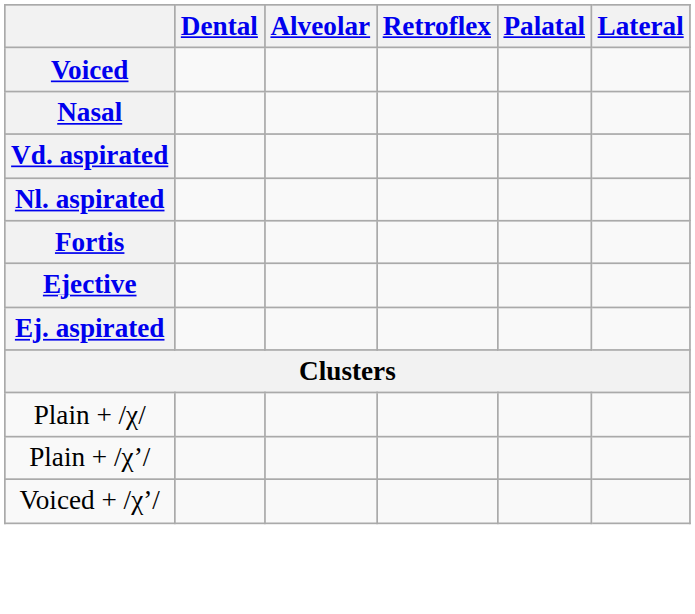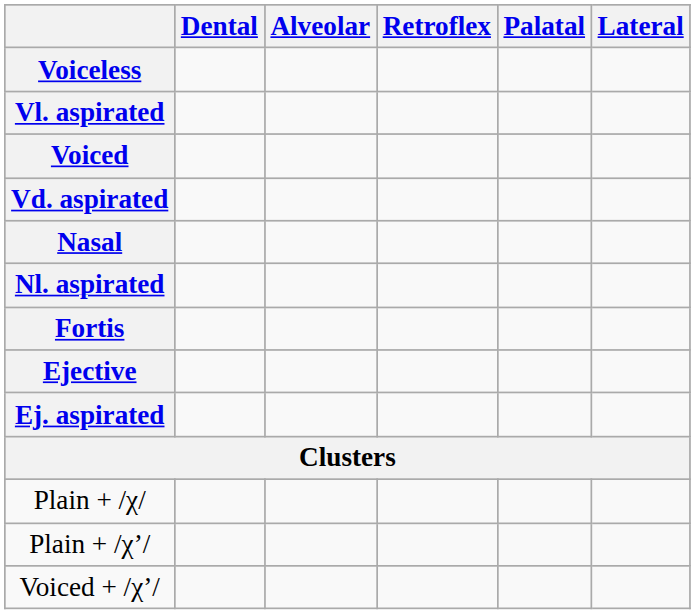+ row: (90, 69)
+ row: (90, 112)
rows swapped: (90, 155) <-> (90, 112)
